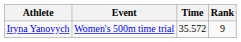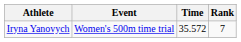(222, 29) 9 -> (222, 29) 7
